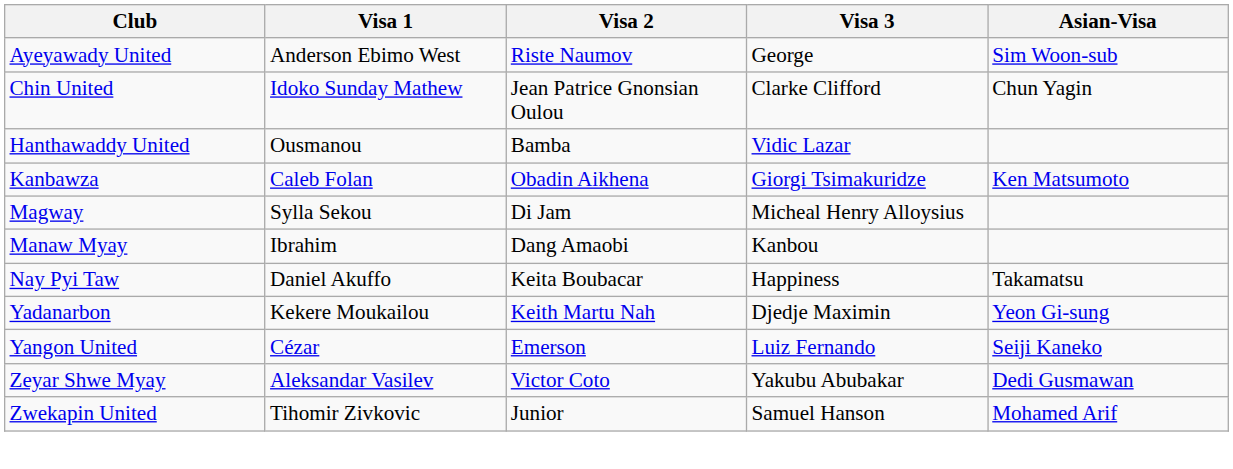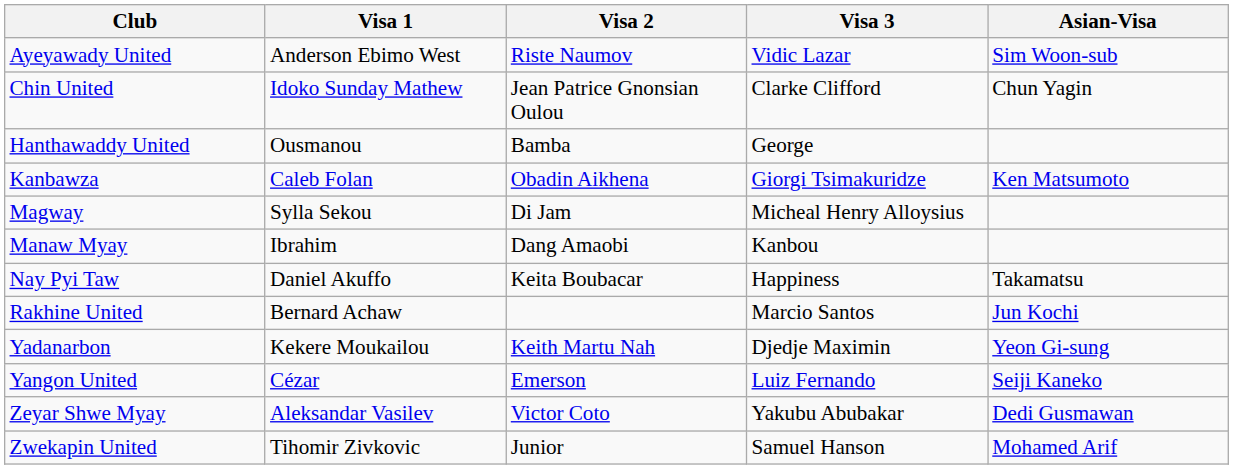(782, 54) George -> (801, 54) Vidic Lazar
(801, 145) Vidic Lazar -> (782, 145) George
+ row: (76, 312)
